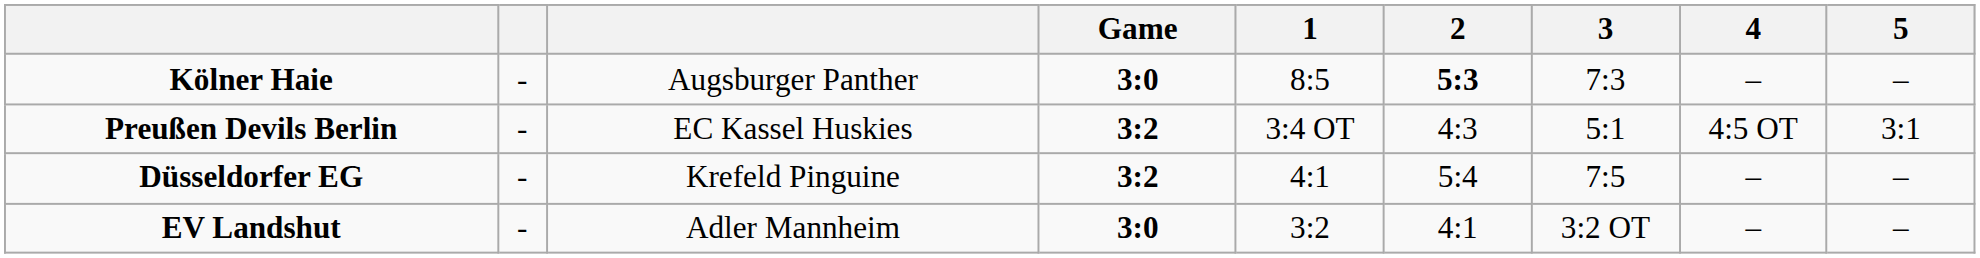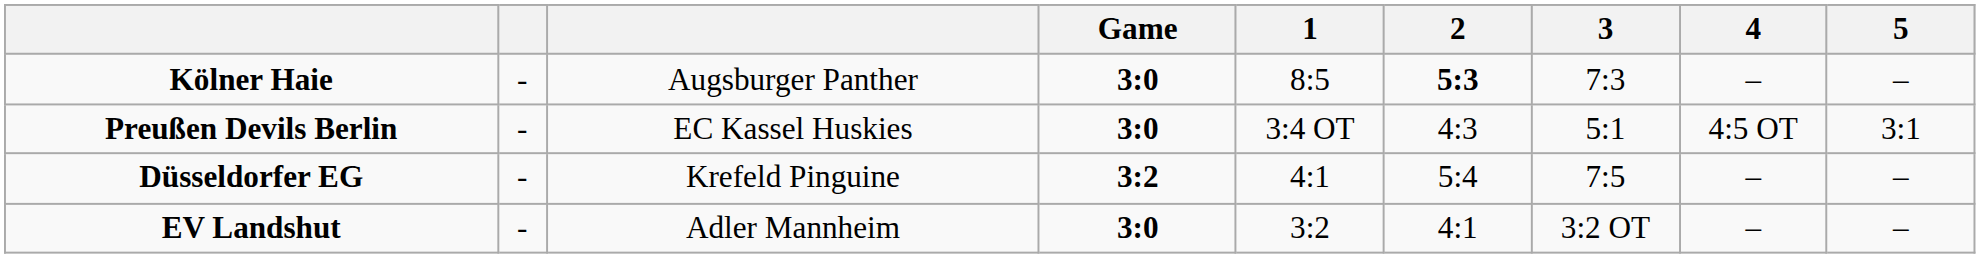(1138, 128) 3:2 -> (1138, 128) 3:0
